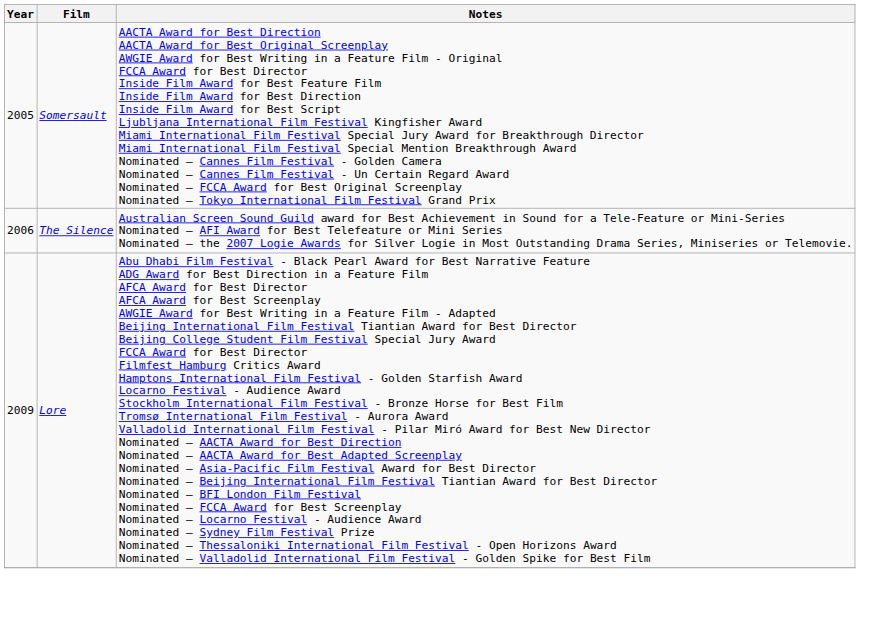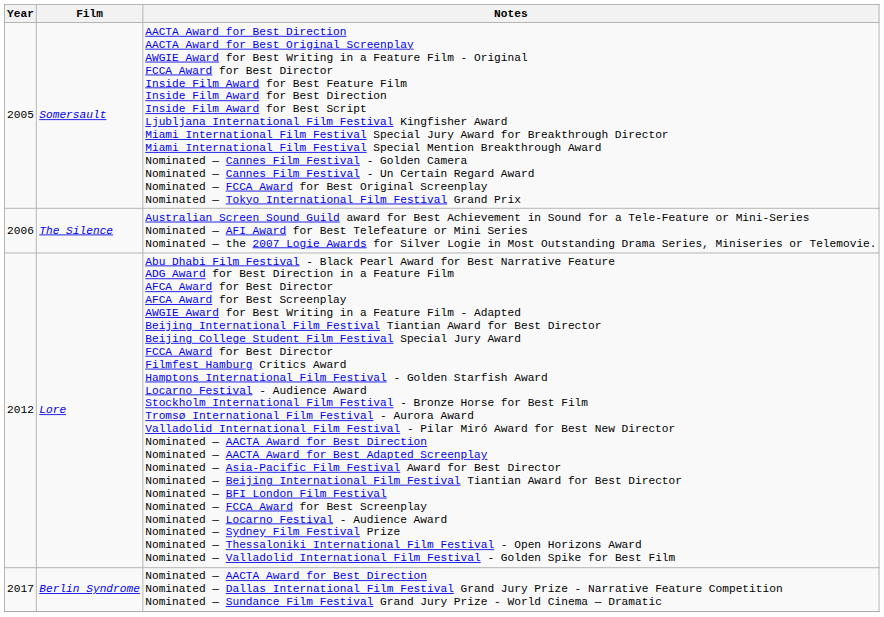(21, 410) 2009 -> (21, 410) 2012
+ row: (90, 590)
